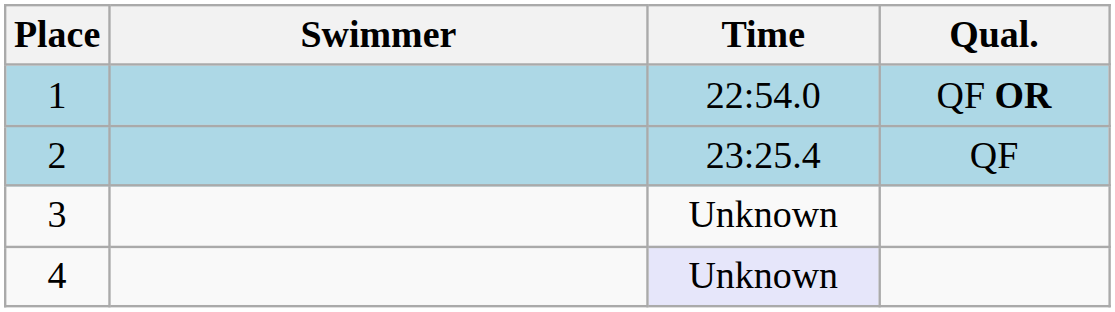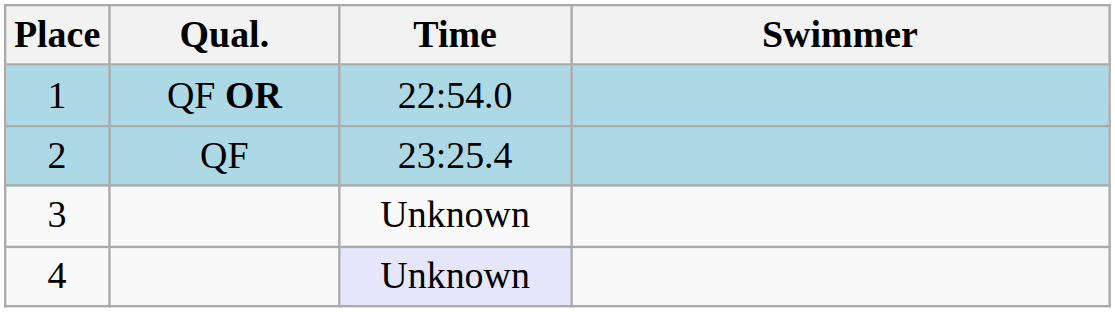columns swapped: (378, 34) <-> (994, 34)
